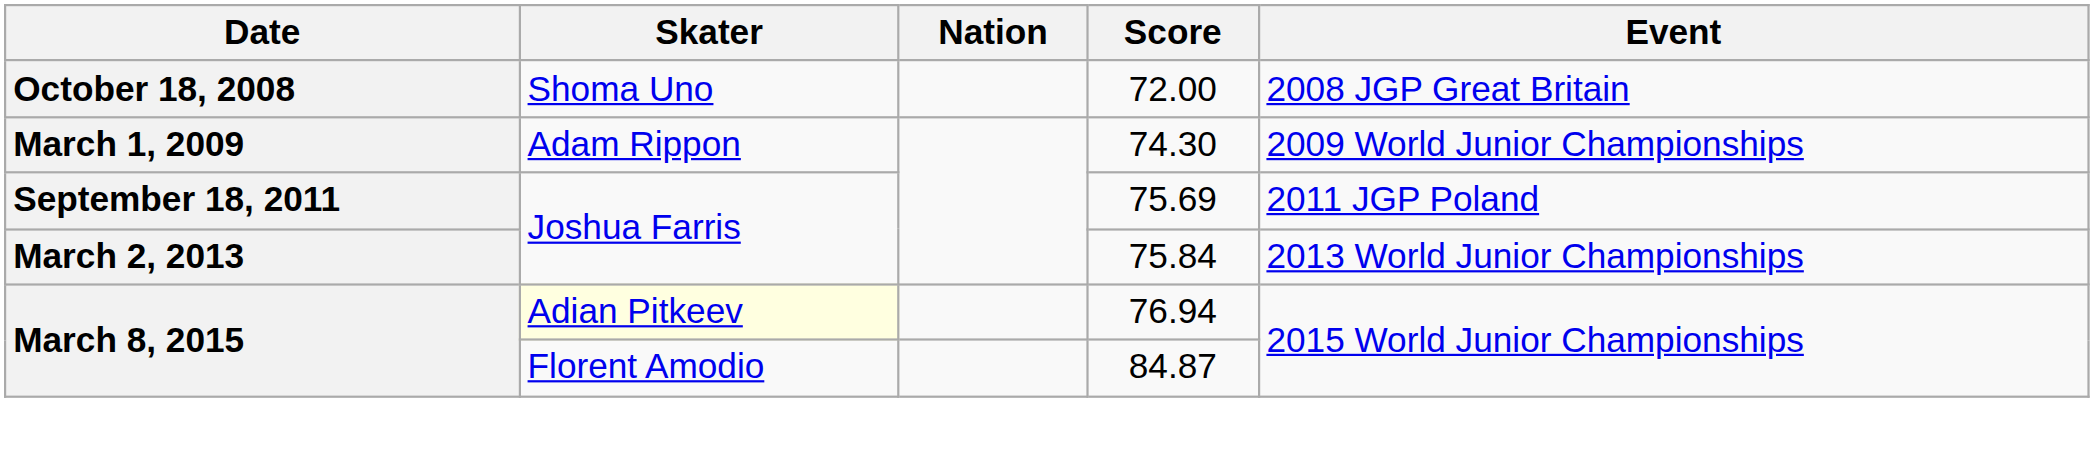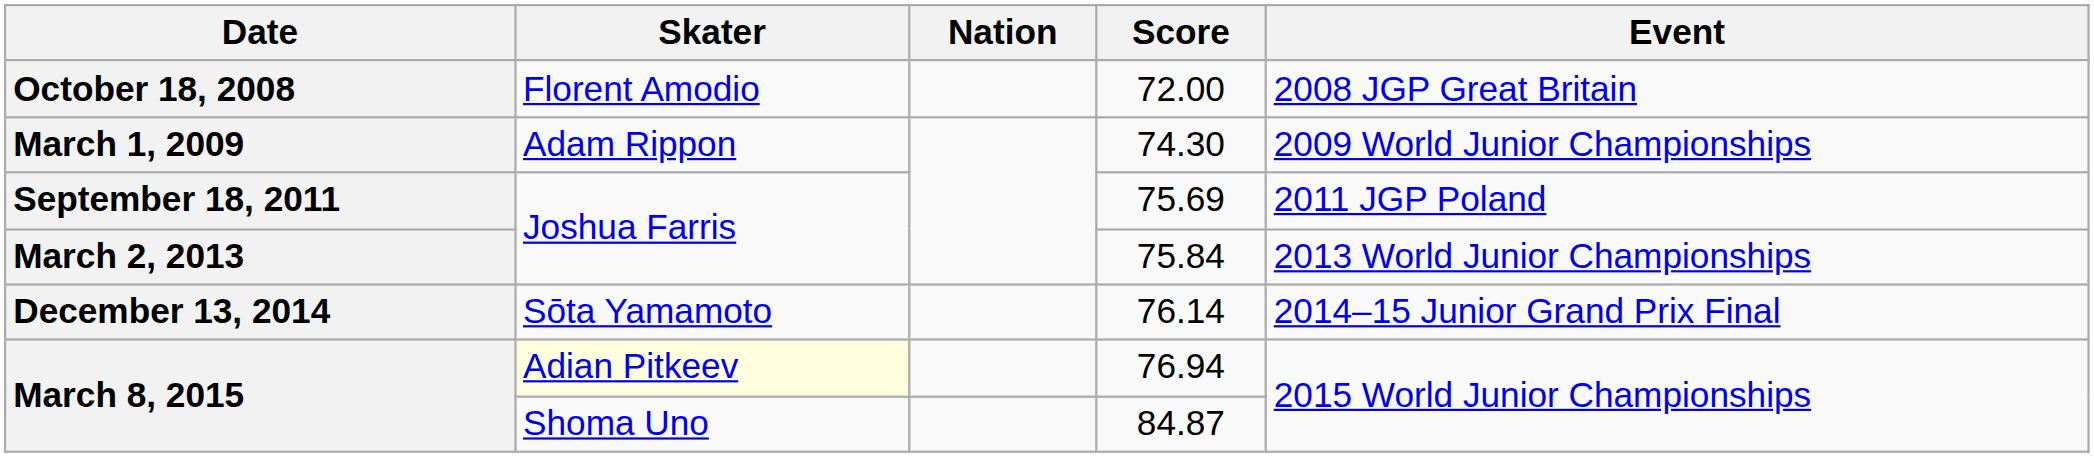(621, 88) Shoma Uno -> (641, 88) Florent Amodio
+ row: (1181, 311)
(646, 367) Florent Amodio -> (616, 423) Shoma Uno
